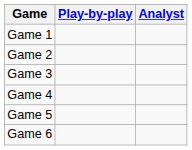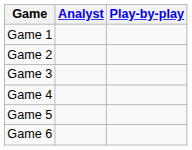columns swapped: (95, 14) <-> (161, 14)
